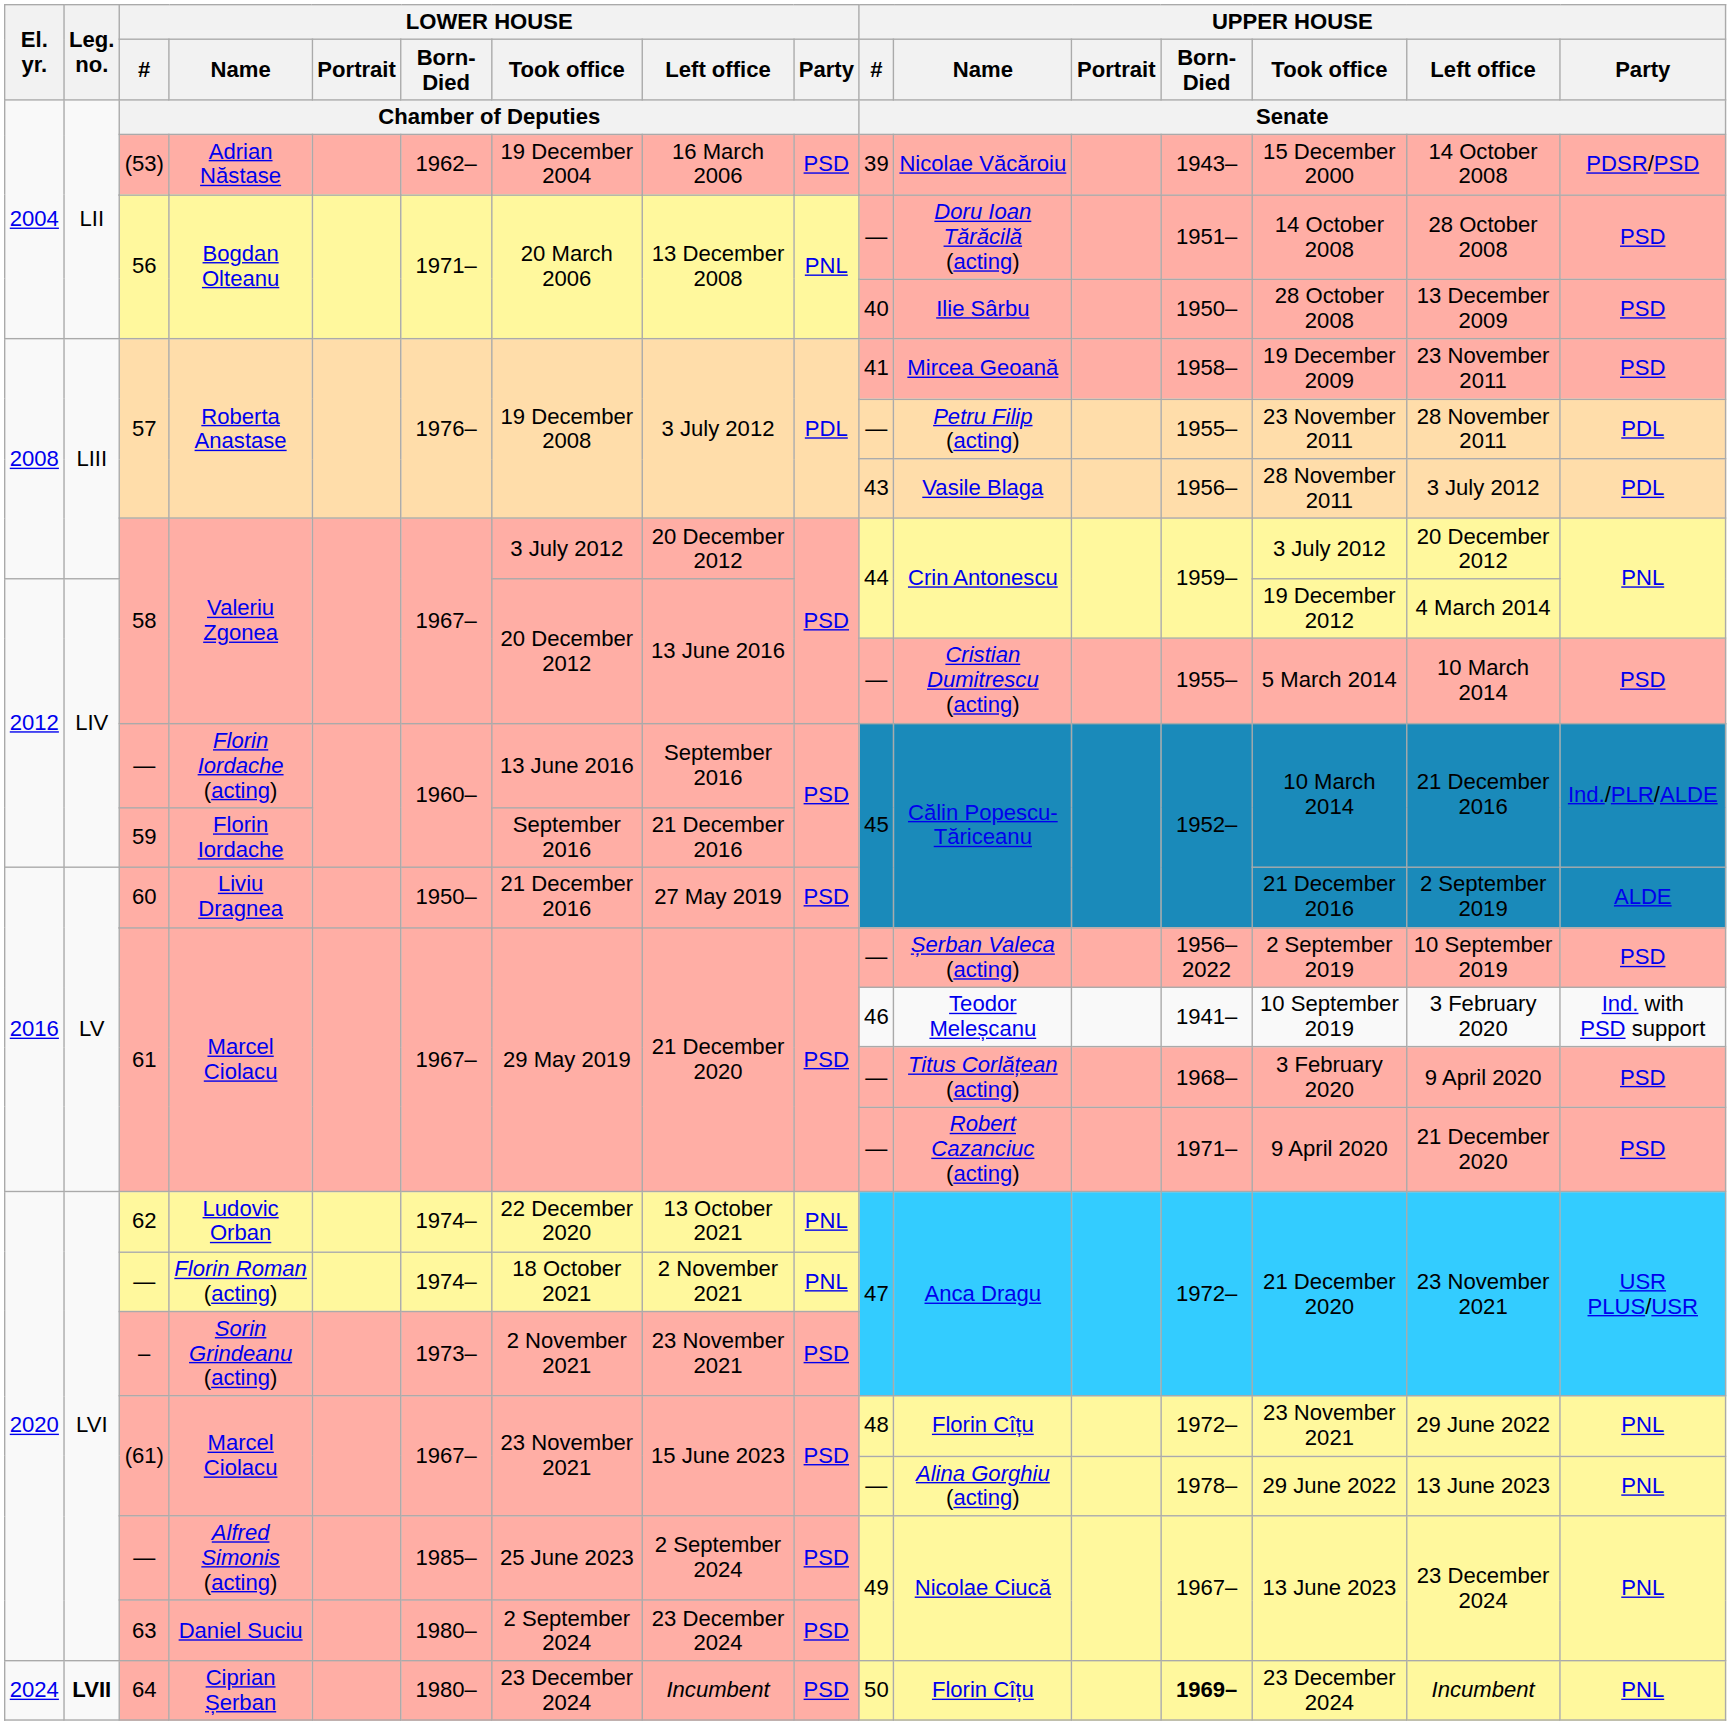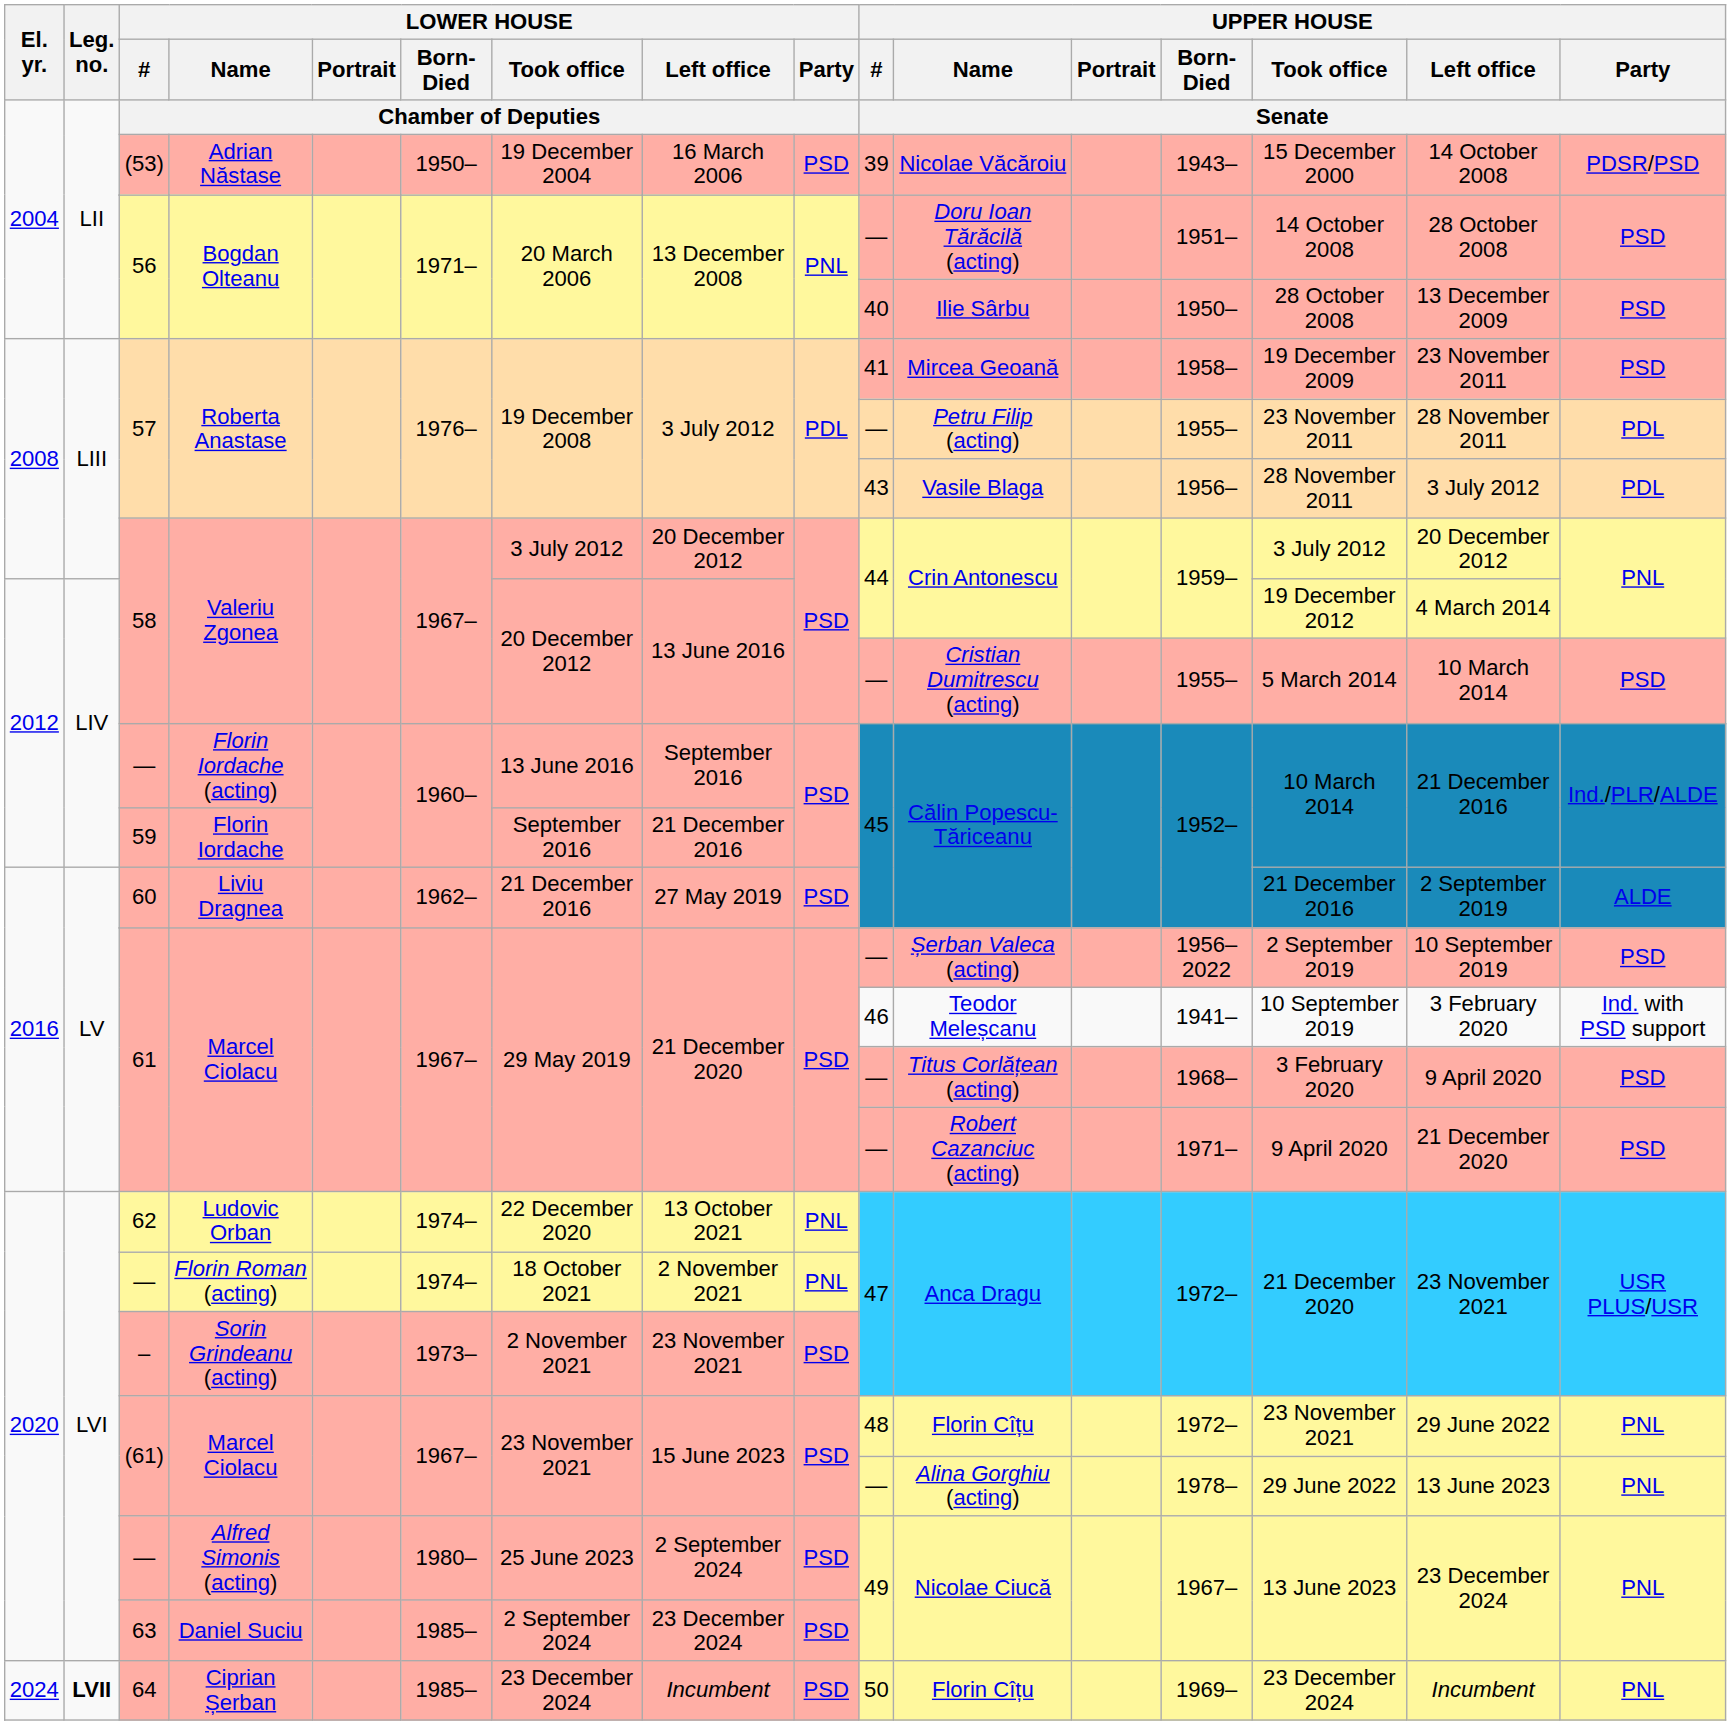(446, 164) 1962– -> (446, 164) 1950–
(446, 897) 1950– -> (446, 897) 1962–
(446, 1557) 1985– -> (446, 1557) 1980–
(446, 1630) 1980– -> (446, 1630) 1985–
(446, 1690) 1980– -> (446, 1690) 1985–
(1207, 1690) bold -> (1207, 1690) normal
